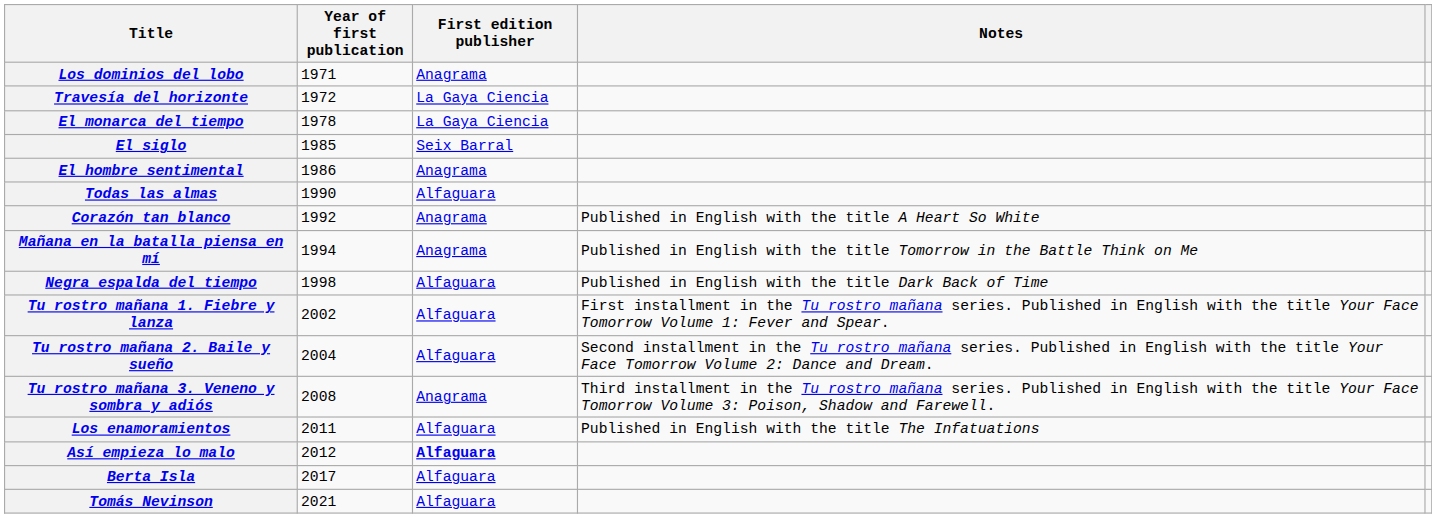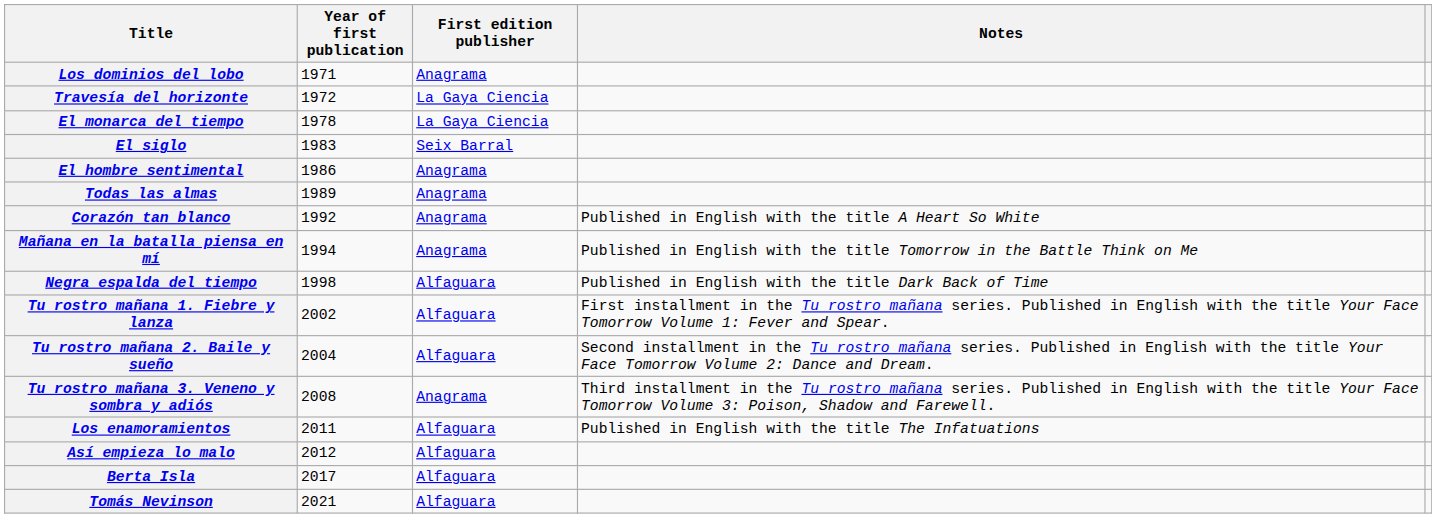(319, 146) 1985 -> (319, 146) 1983
(319, 194) 1990 -> (319, 194) 1989
(456, 194) Alfaguara -> (451, 194) Anagrama
(456, 453) bold -> (456, 453) normal
